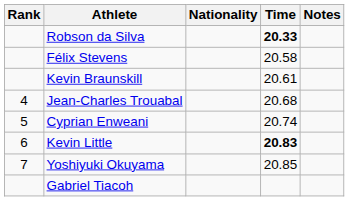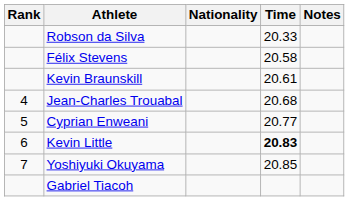(280, 36) bold -> (280, 36) normal
(280, 121) 20.74 -> (280, 121) 20.77
